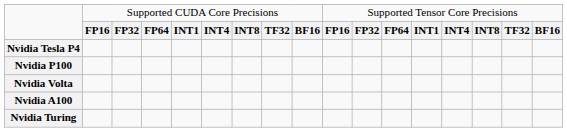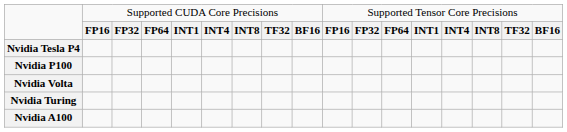rows swapped: (43, 118) <-> (43, 100)
